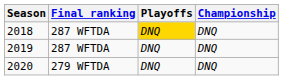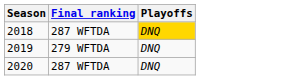- column: (237, 13)
(80, 48) 287 WFTDA -> (80, 48) 279 WFTDA
(80, 66) 279 WFTDA -> (80, 66) 287 WFTDA
